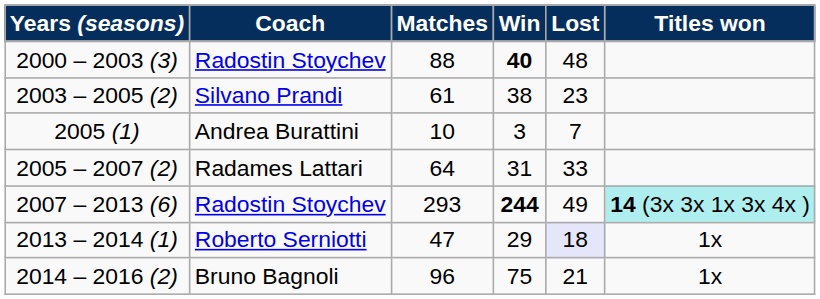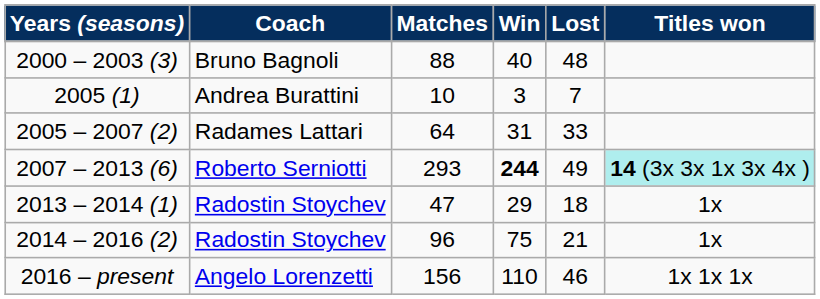(290, 59) Radostin Stoychev -> (267, 59) Bruno Bagnoli
(520, 59) bold -> (520, 59) normal
- row: (97, 96)
(290, 204) Radostin Stoychev -> (281, 168) Roberto Serniotti
(281, 240) Roberto Serniotti -> (290, 204) Radostin Stoychev
(575, 240) lavender background -> (575, 204) no background
(267, 276) Bruno Bagnoli -> (290, 240) Radostin Stoychev
+ row: (97, 276)
